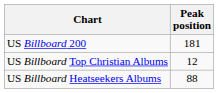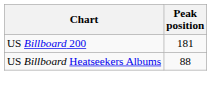- row: (87, 61)
